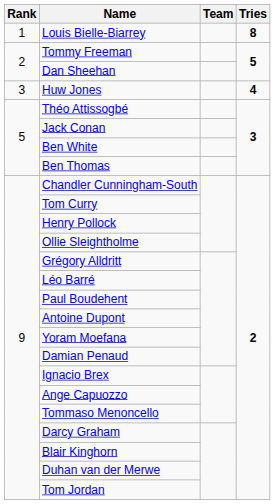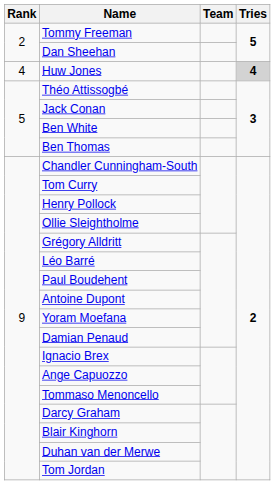- row: (94, 33)
(22, 90) 3 -> (22, 71) 4
(253, 90) no background -> (253, 71) lightgrey background
